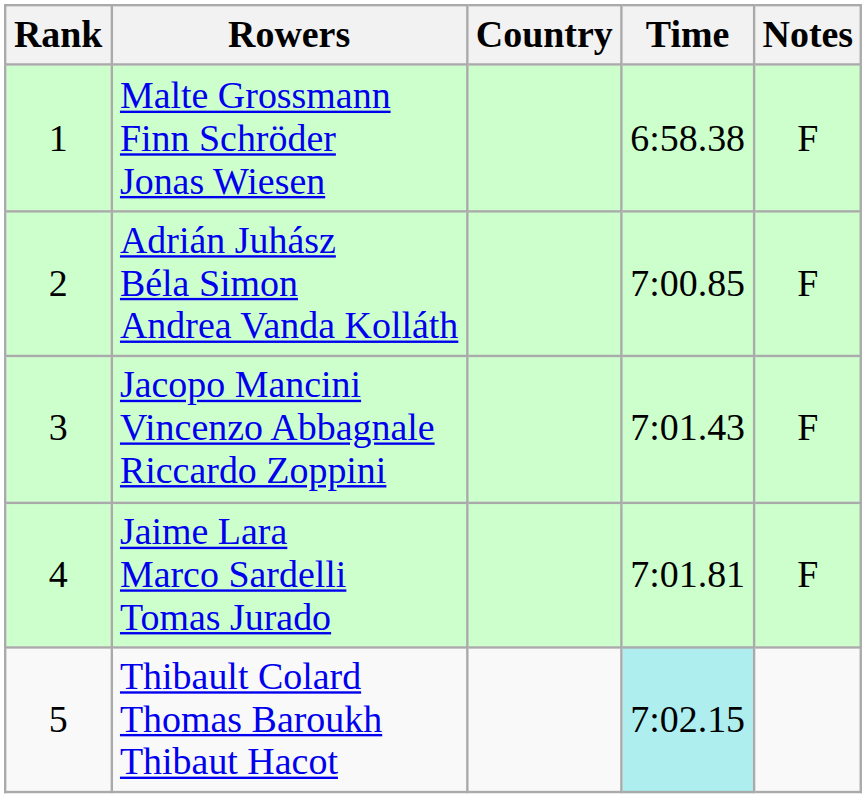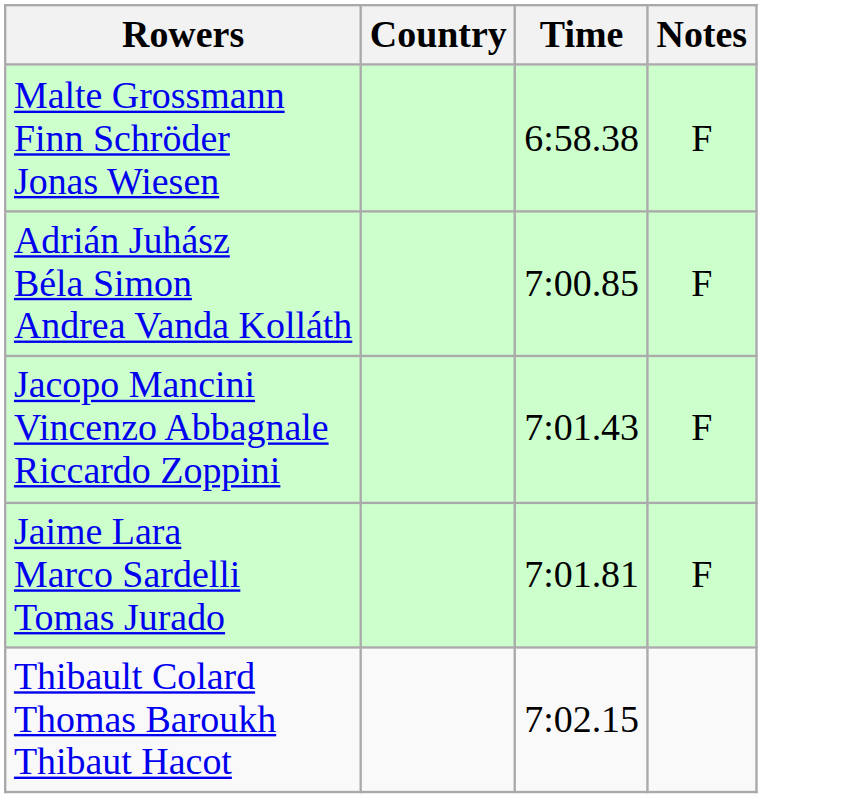- column: (58, 34)
(688, 719) paleturquoise background -> (582, 719) no background
